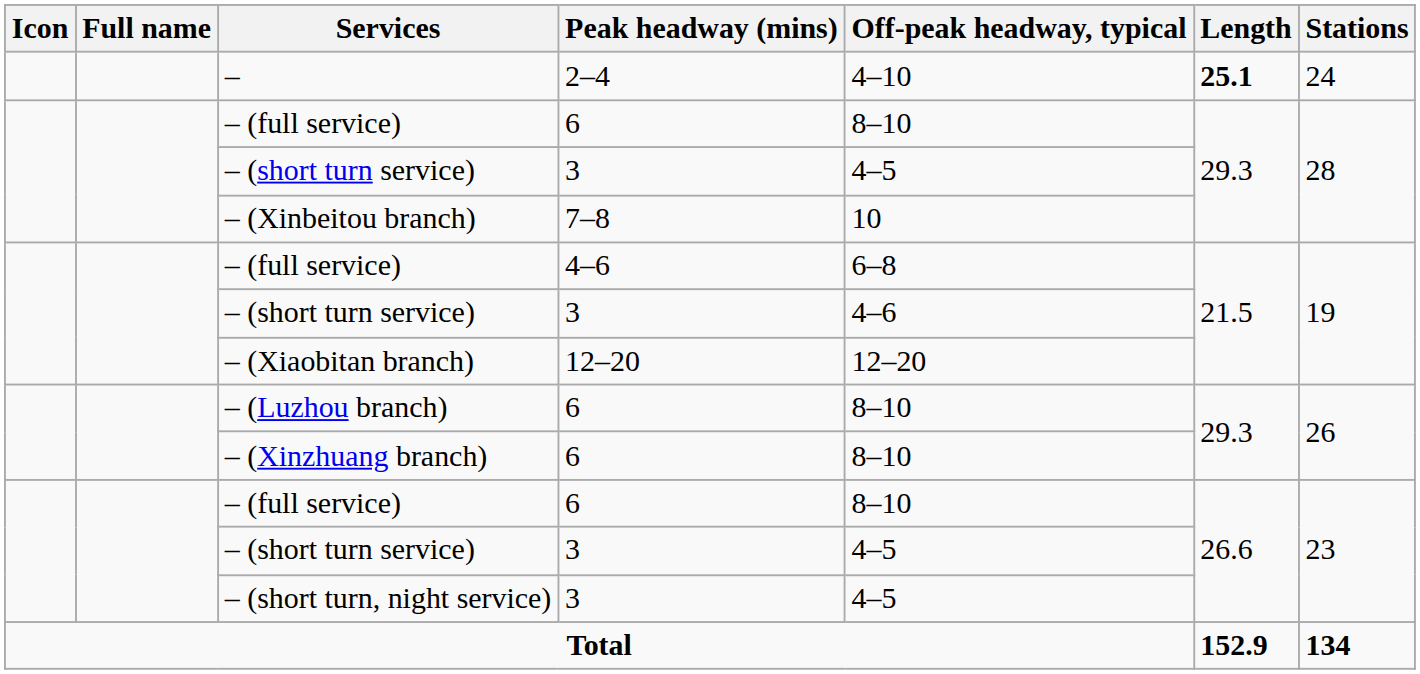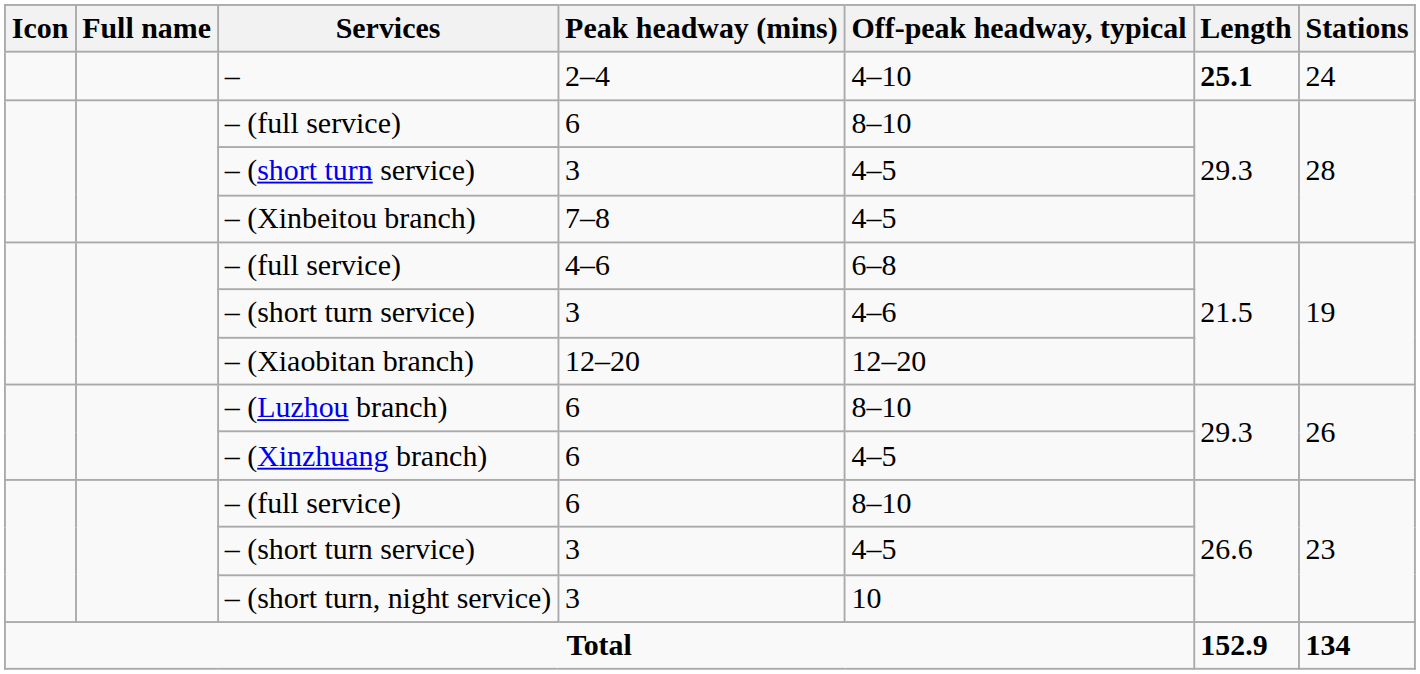(866, 218) 10 -> (874, 218) 4–5
(881, 455) 8–10 -> (874, 455) 4–5
(874, 597) 4–5 -> (866, 597) 10
